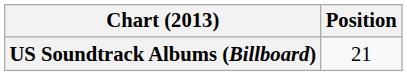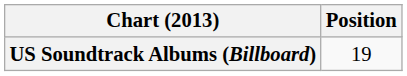(361, 53) 21 -> (361, 53) 19
